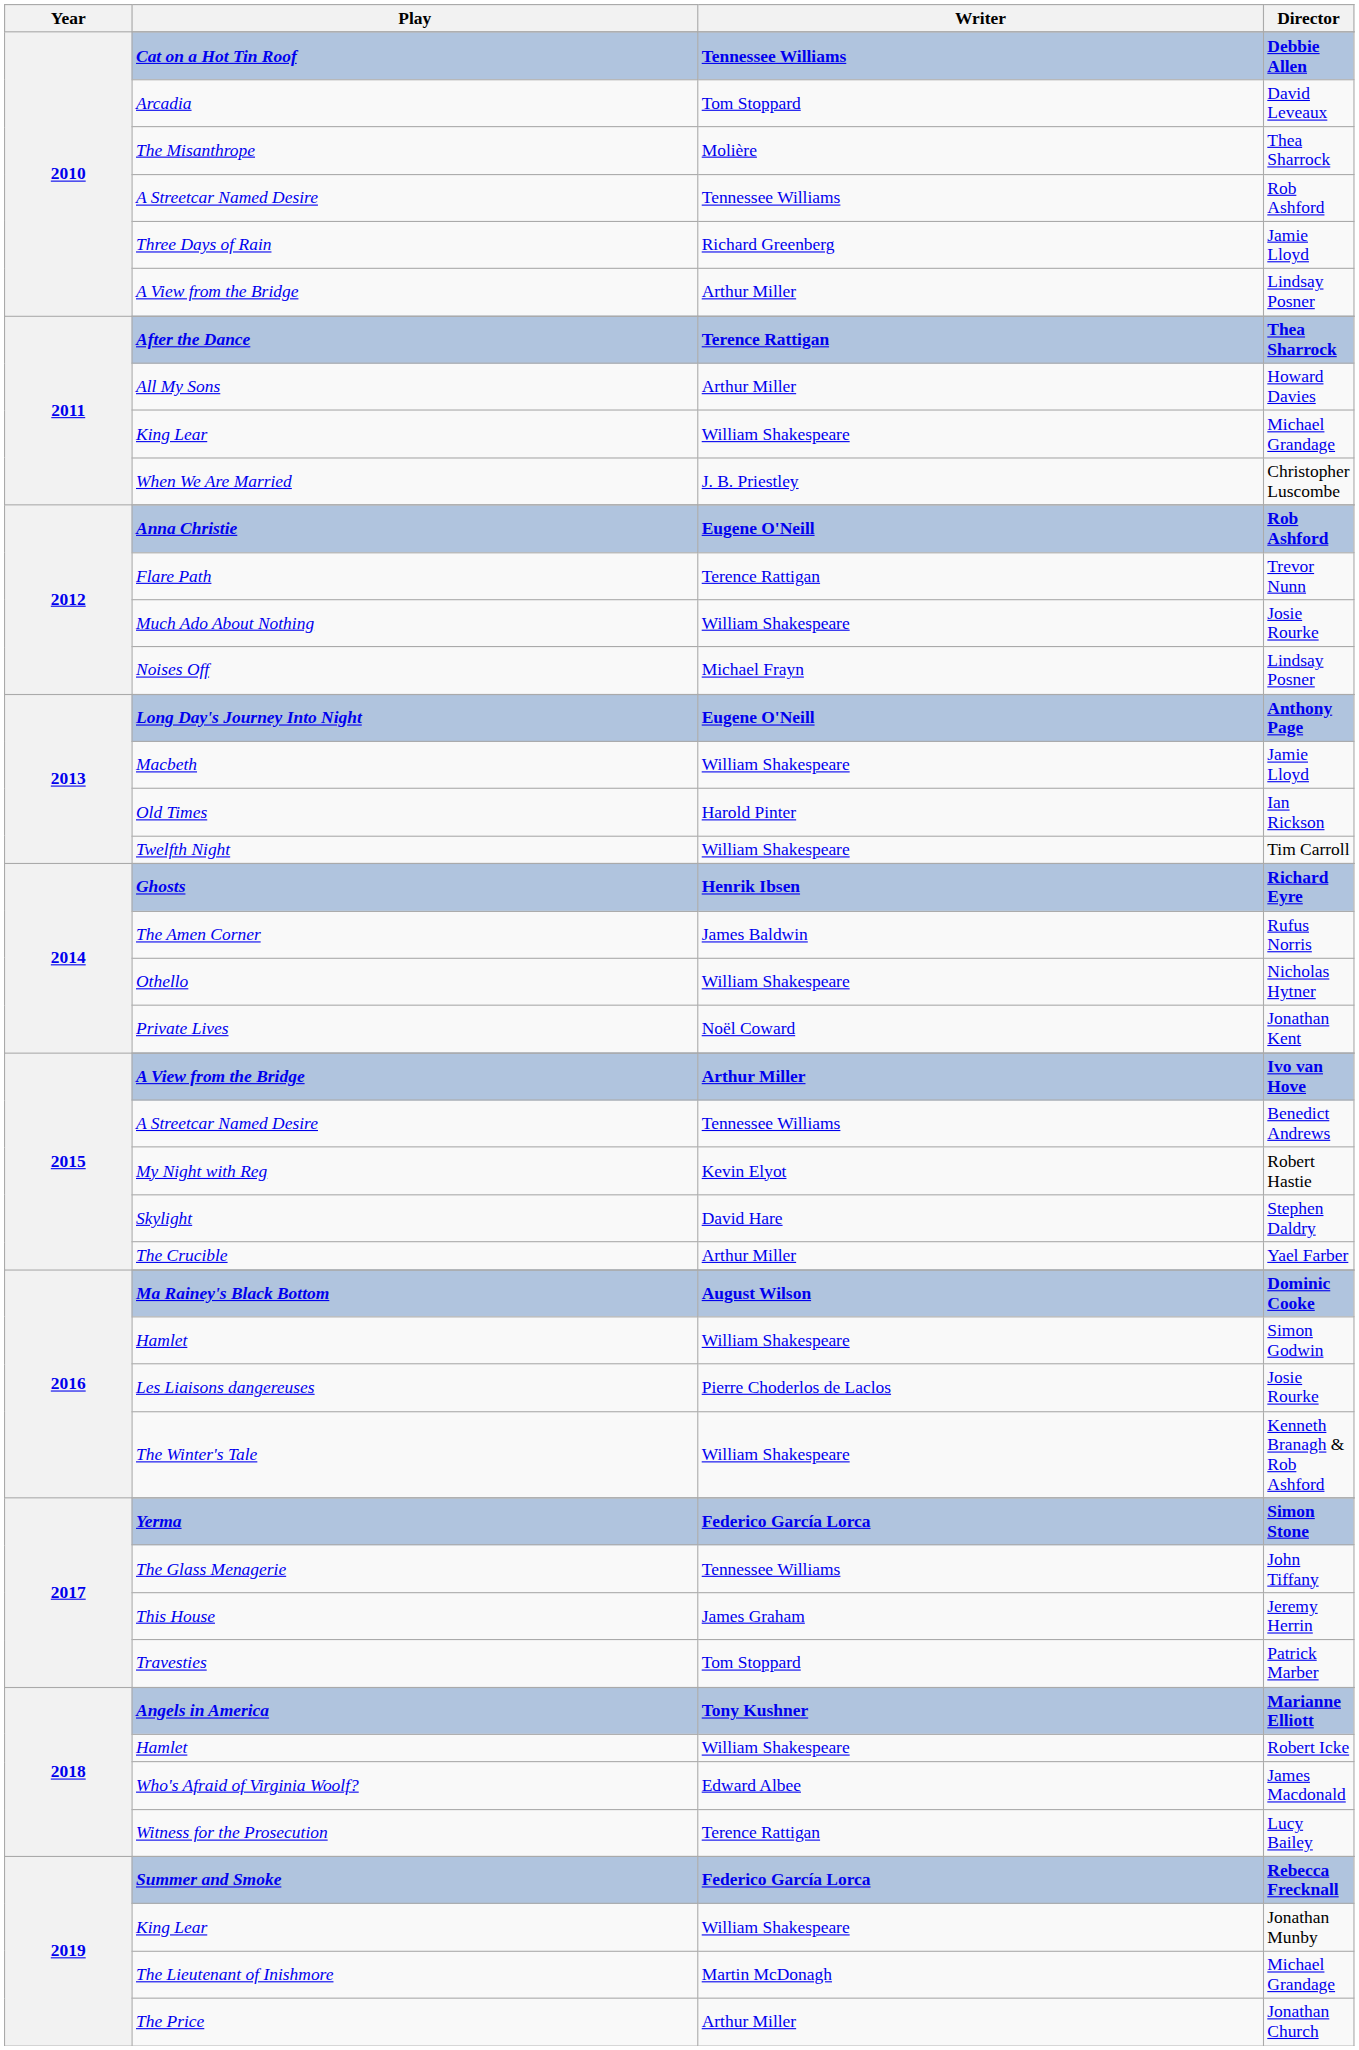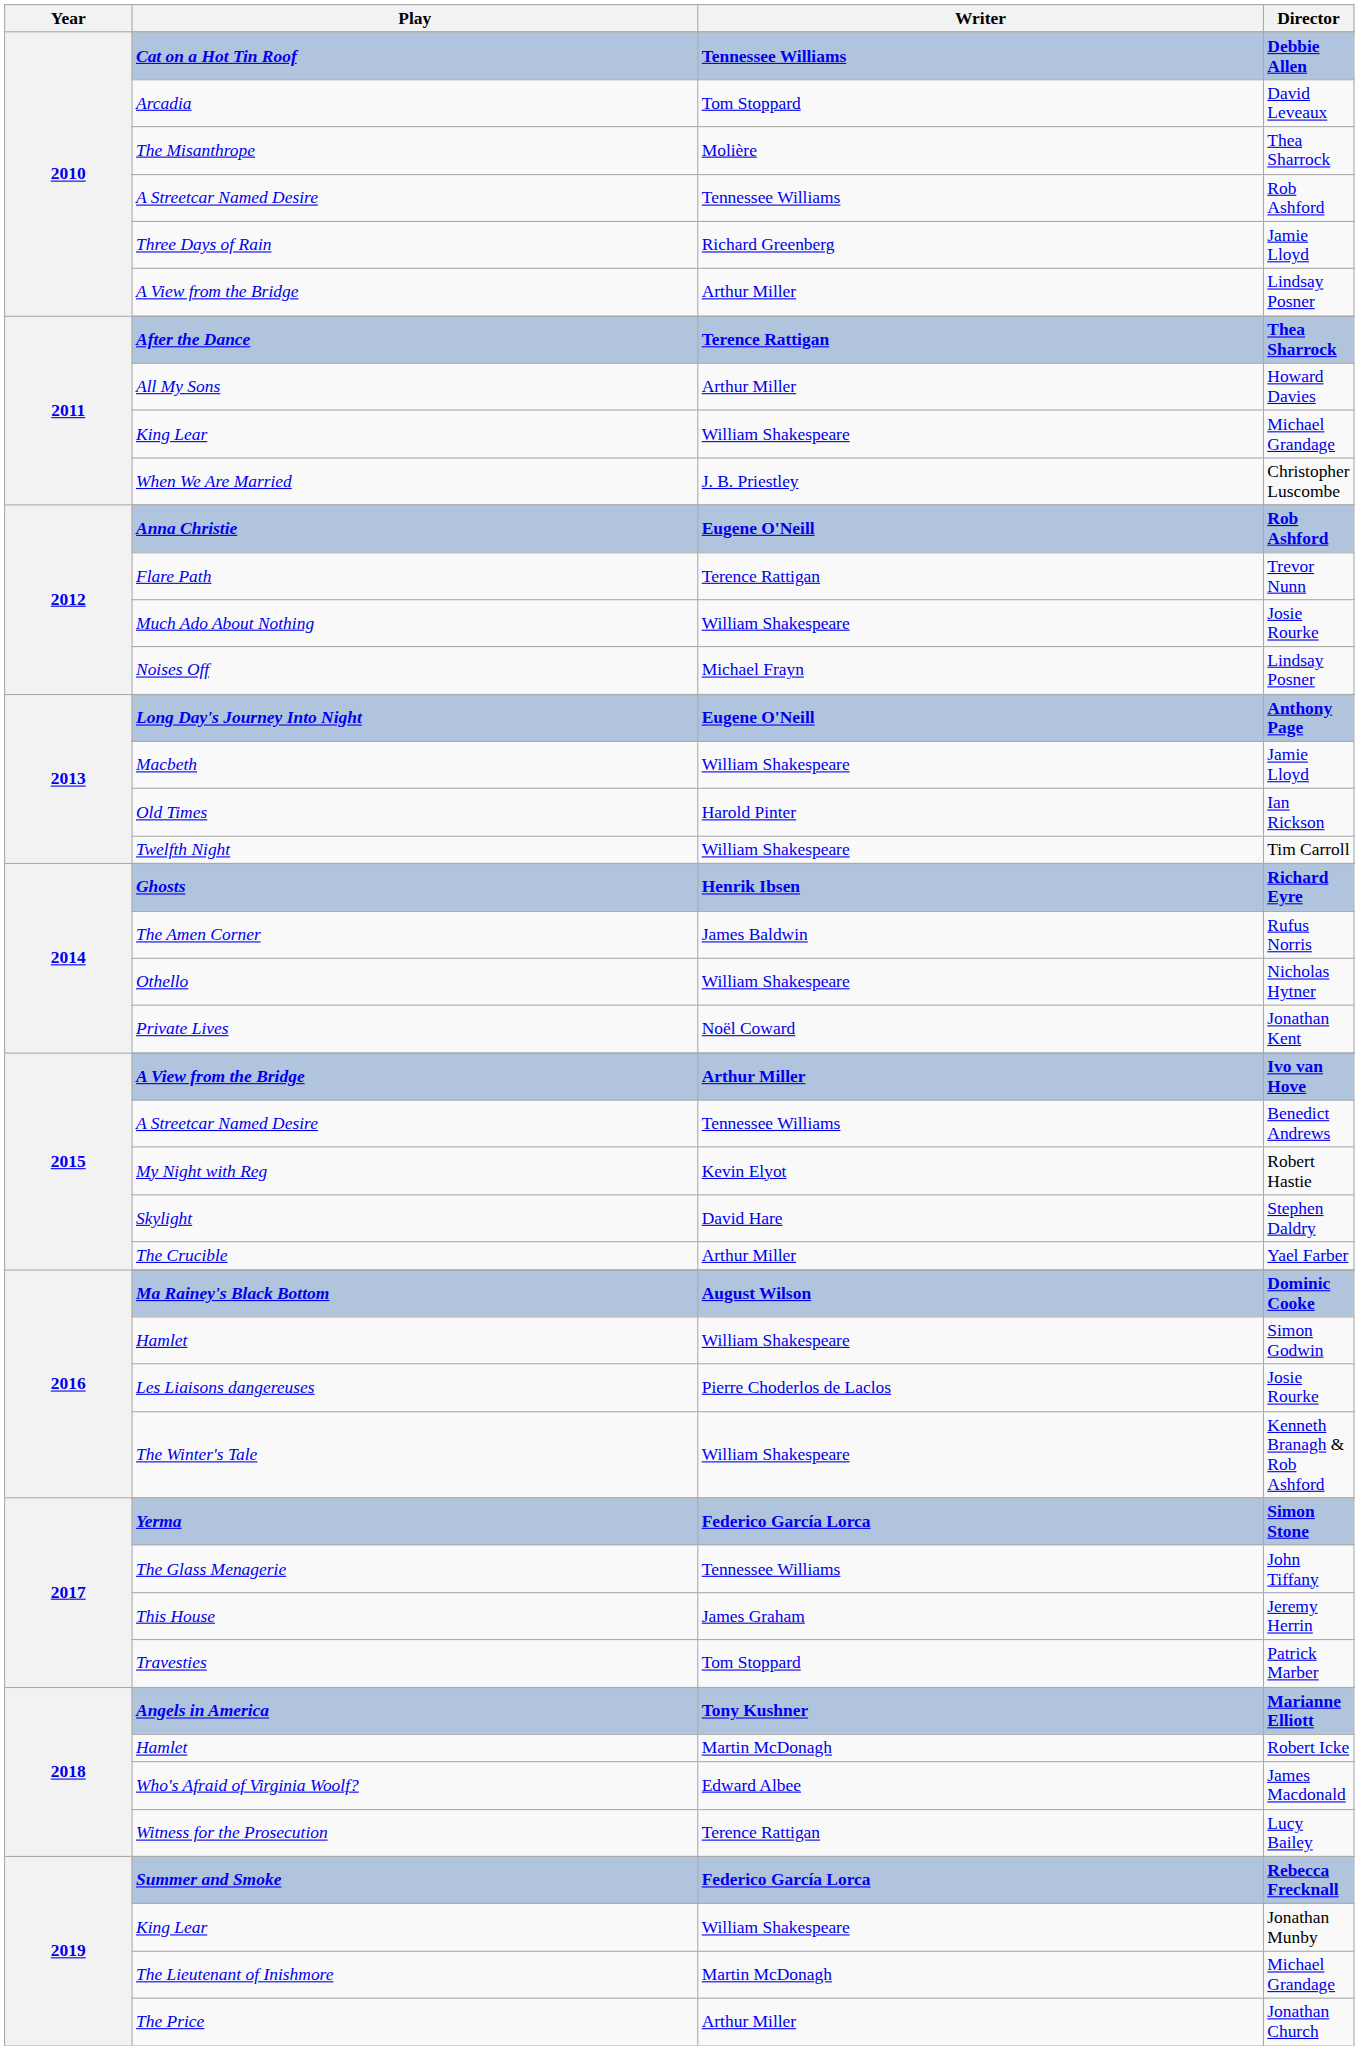(776, 1748) William Shakespeare -> (767, 1748) Martin McDonagh
